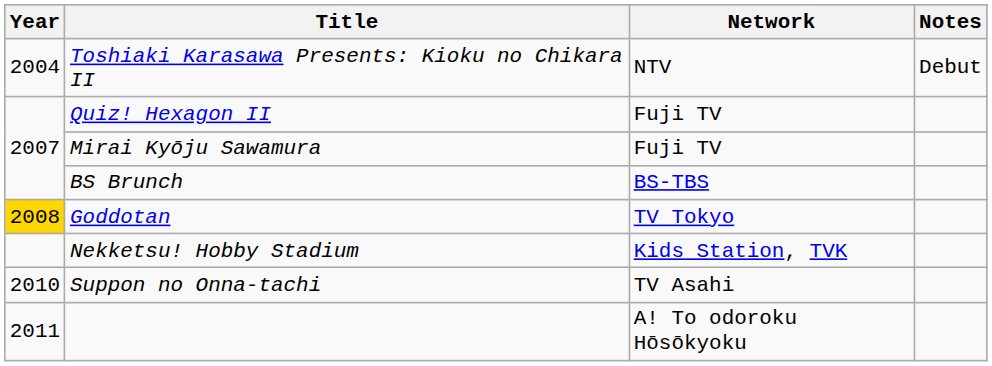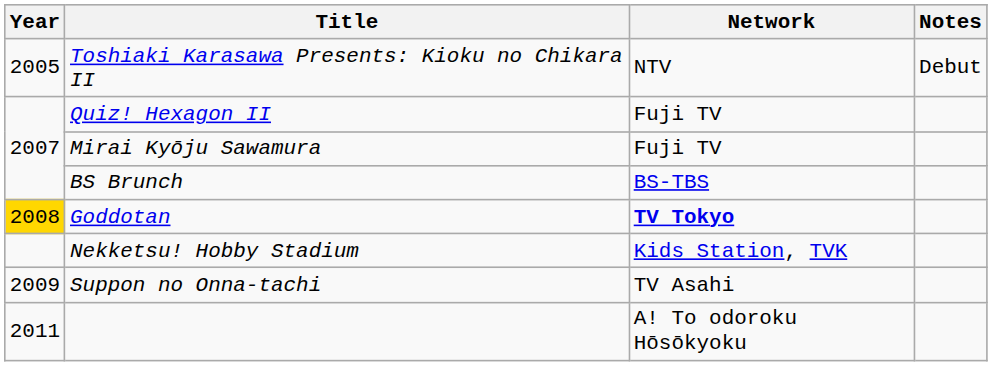(35, 68) 2004 -> (35, 68) 2005
(684, 217) normal -> (684, 217) bold
(35, 285) 2010 -> (35, 285) 2009
